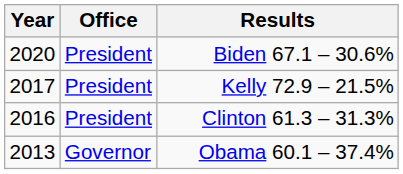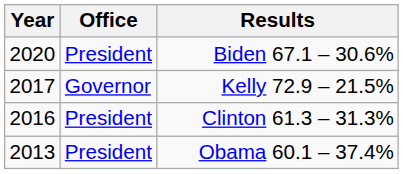(108, 86) President -> (108, 86) Governor
(108, 151) Governor -> (108, 151) President
